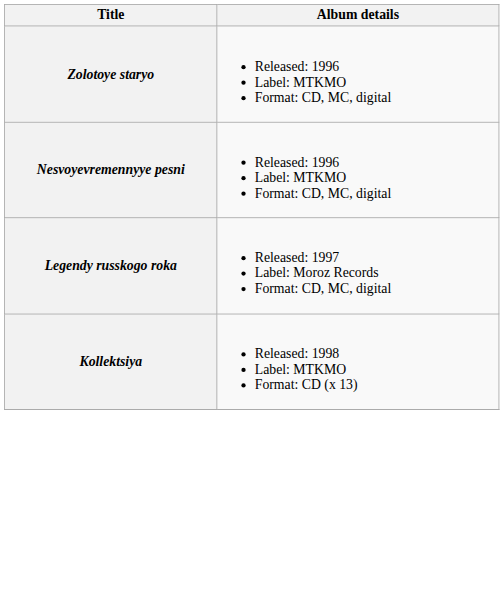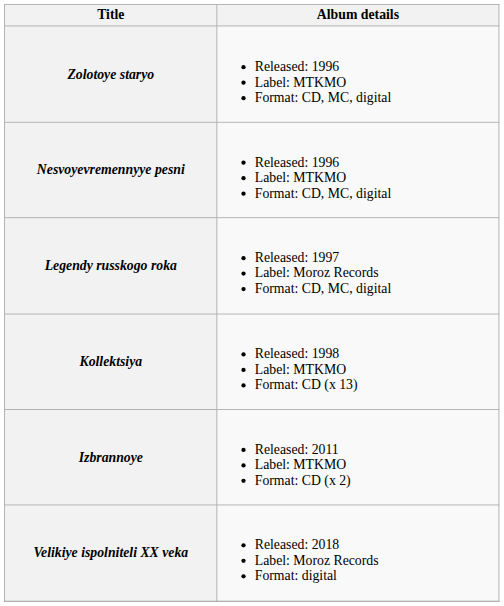+ row: (111, 457)
+ row: (111, 553)
